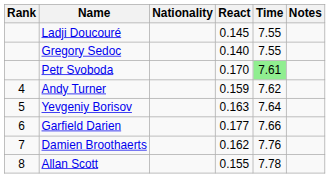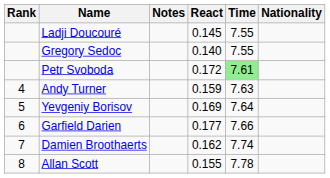columns swapped: (183, 13) <-> (305, 13)
(234, 70) 0.170 -> (207, 70) 0.172
(270, 88) 7.62 -> (242, 88) 7.63
(234, 107) 0.163 -> (207, 107) 0.169
(270, 145) 7.76 -> (242, 145) 7.74
